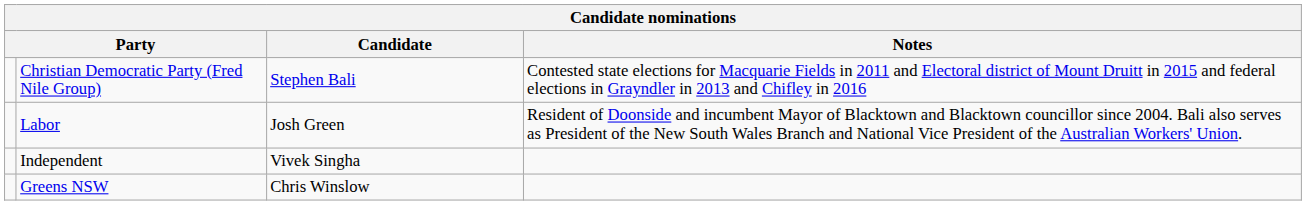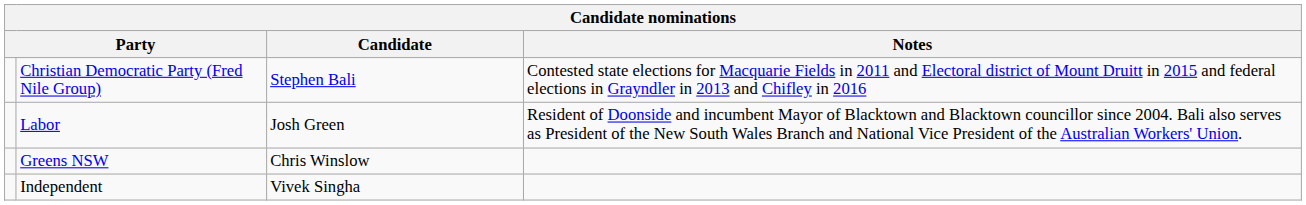rows swapped: (64, 187) <-> (61, 160)
